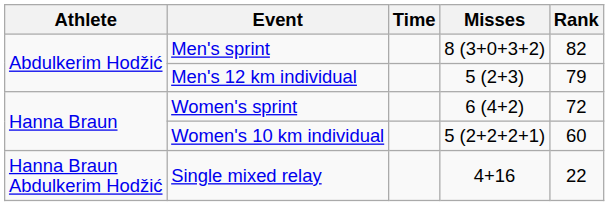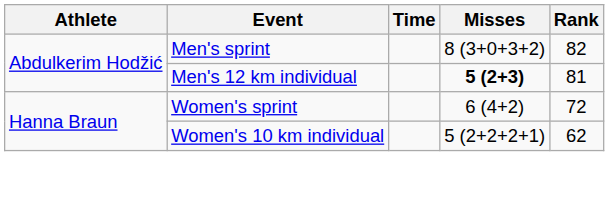(495, 78) normal -> (495, 78) bold
(576, 78) 79 -> (576, 78) 81
(576, 136) 60 -> (576, 136) 62
- row: (246, 175)
